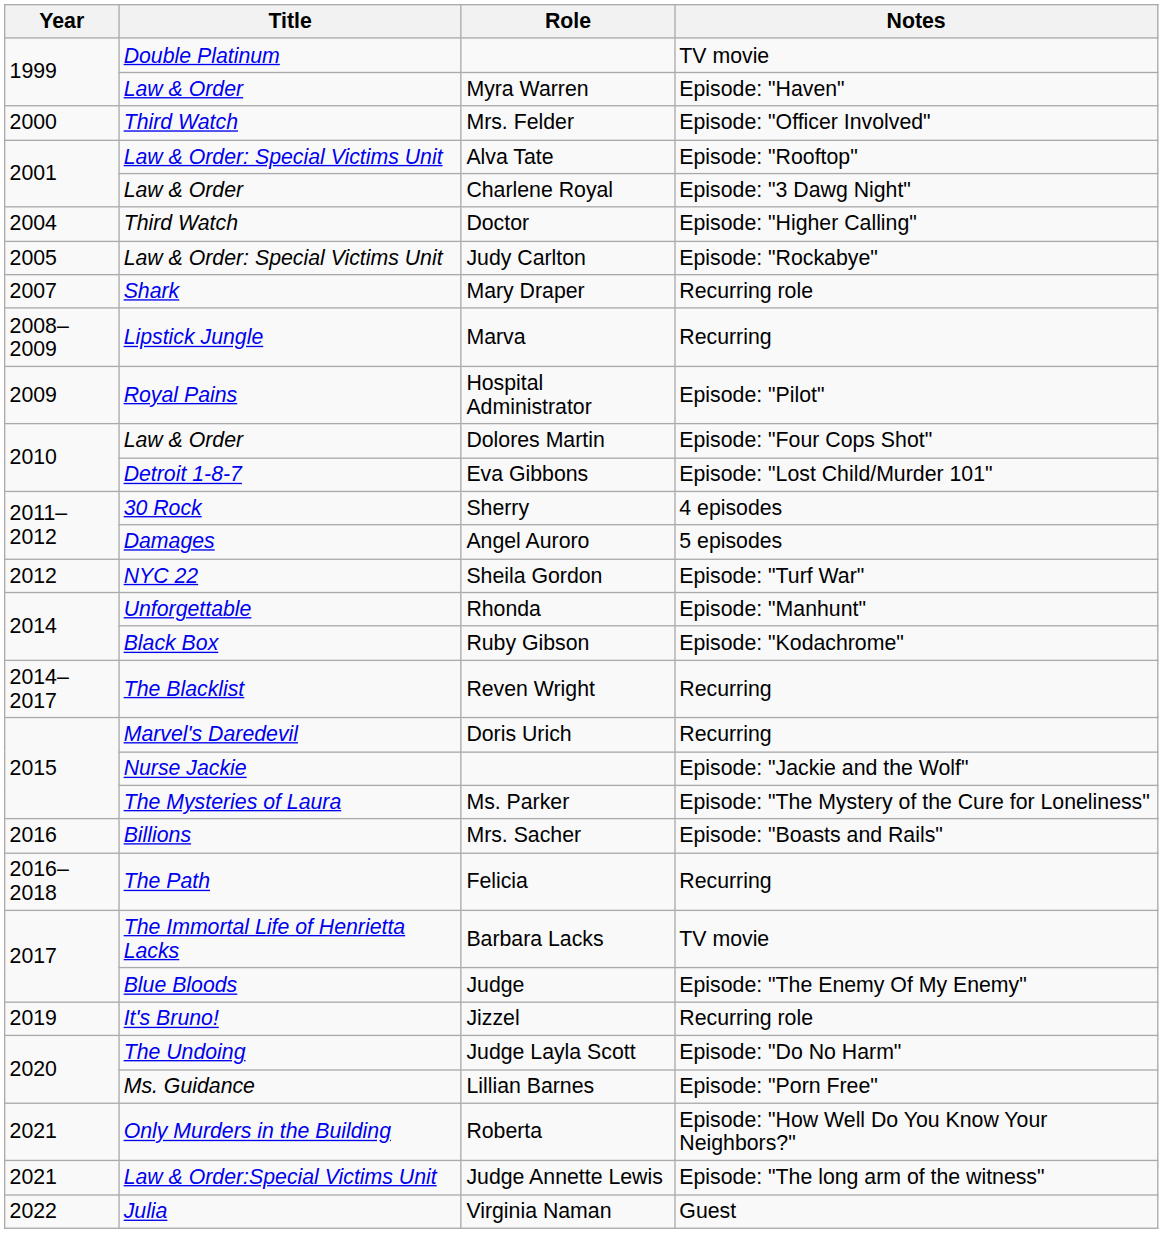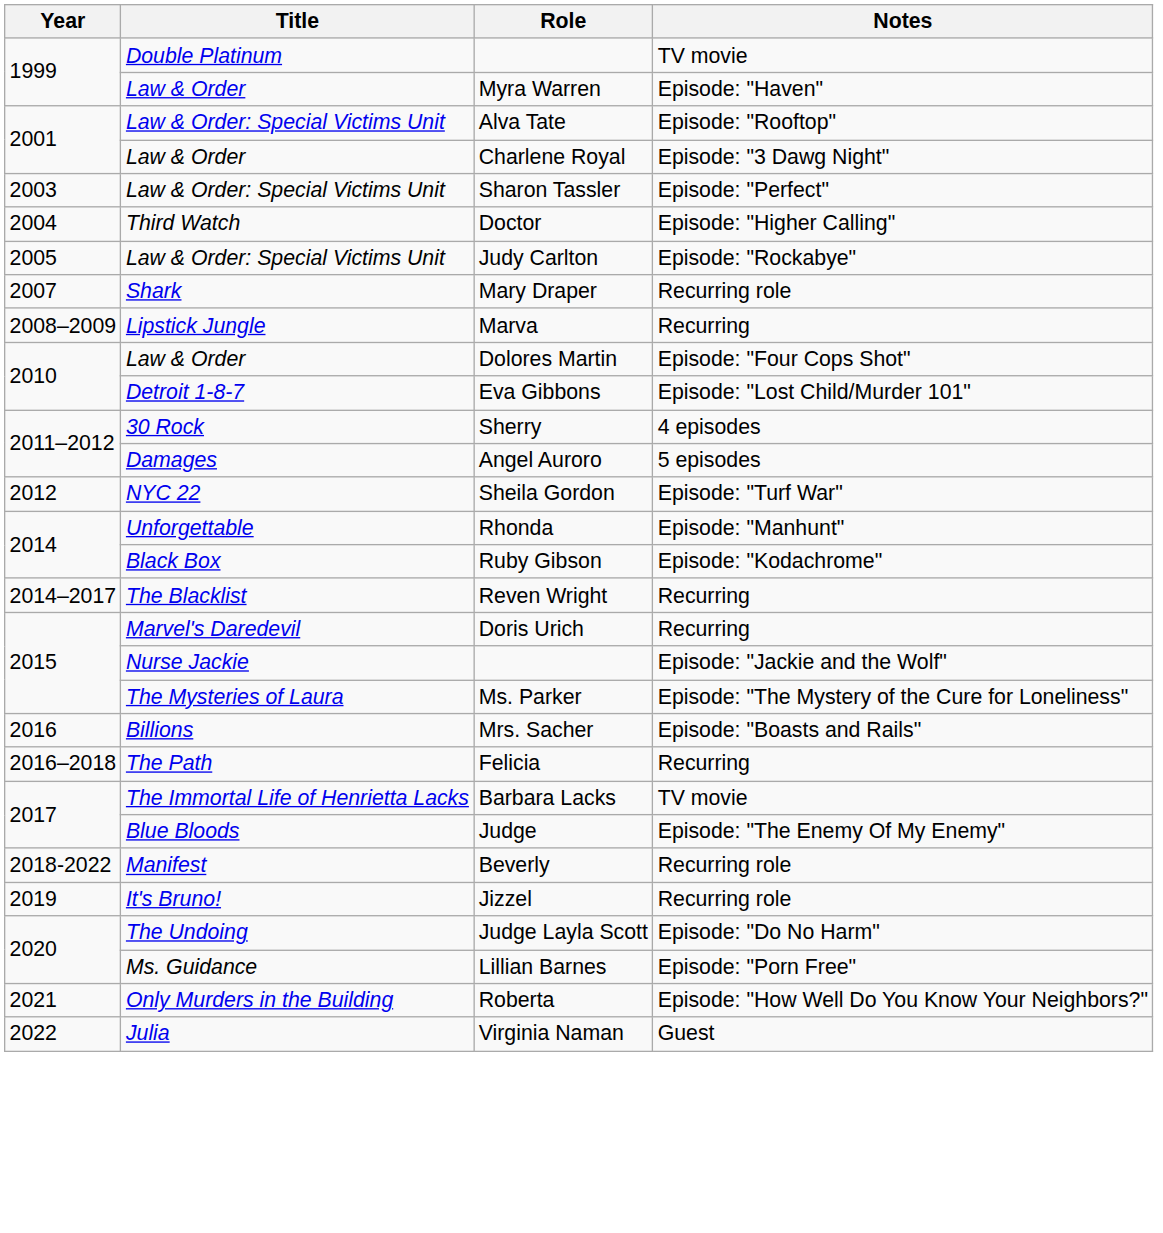- row: (181, 122)
+ row: (285, 190)
- row: (180, 394)
+ row: (166, 865)
- row: (280, 1177)
